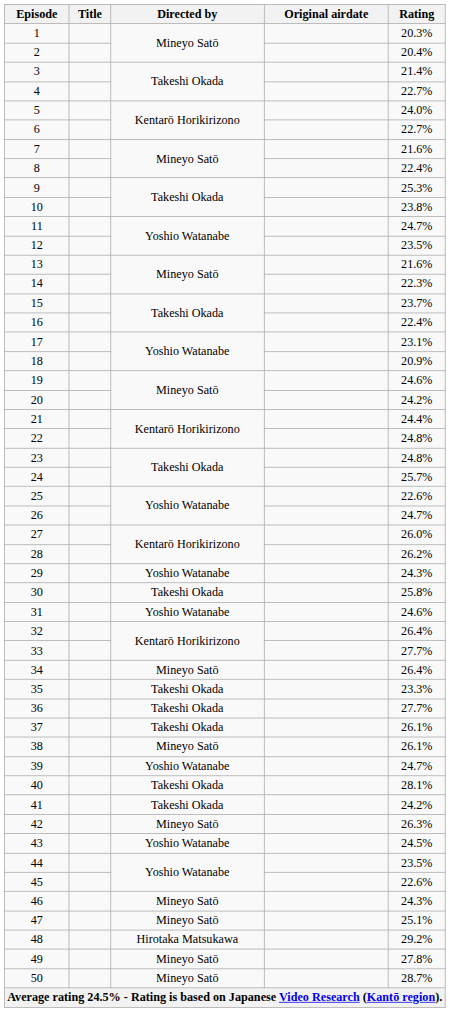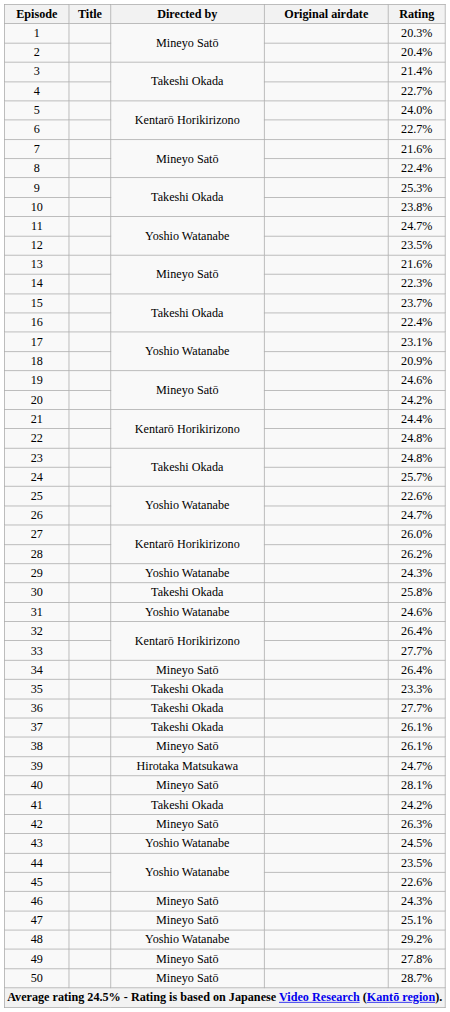(187, 766) Yoshio Watanabe -> (187, 766) Hirotaka Matsukawa
(187, 785) Takeshi Okada -> (187, 785) Mineyo Satō
(187, 939) Hirotaka Matsukawa -> (187, 939) Yoshio Watanabe
